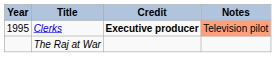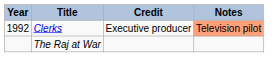(18, 28) 1995 -> (18, 28) 1992
(152, 28) bold -> (148, 28) normal
